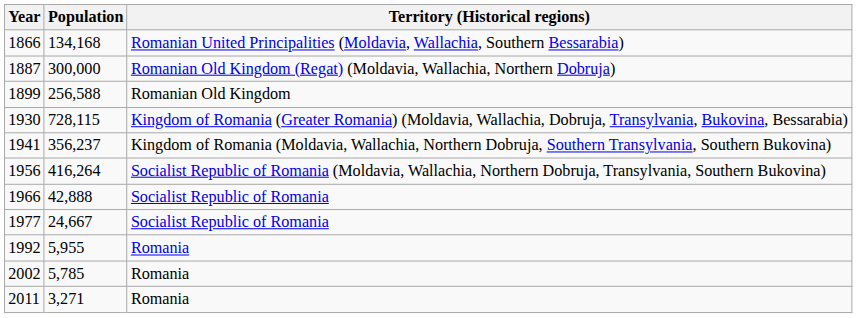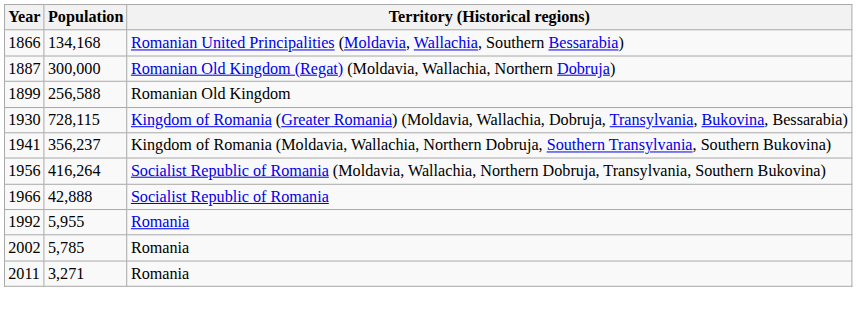- row: (24, 222)
